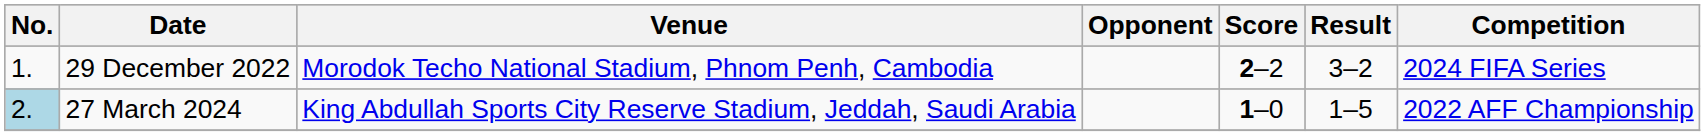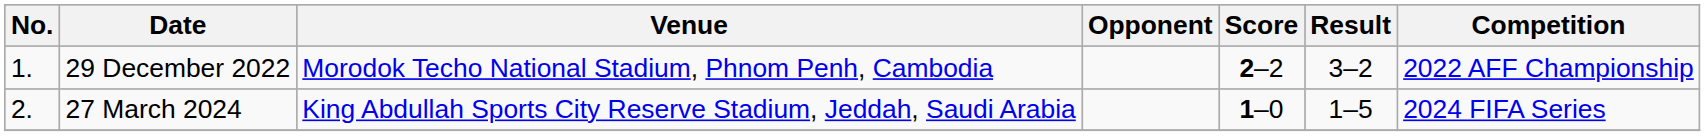(1504, 67) 2024 FIFA Series -> (1548, 67) 2022 AFF Championship
(22, 109) lightblue background -> (22, 109) no background
(1548, 109) 2022 AFF Championship -> (1504, 109) 2024 FIFA Series
